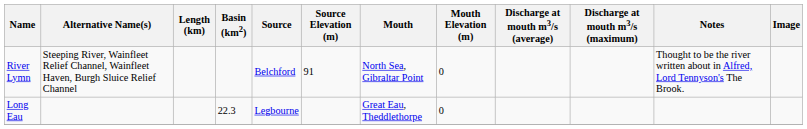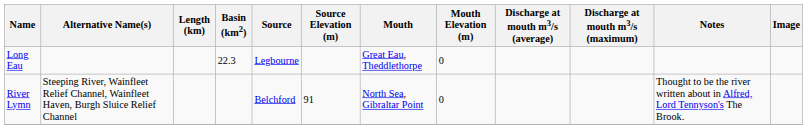rows swapped: (17, 111) <-> (19, 71)
